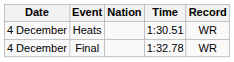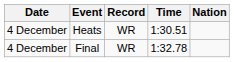columns swapped: (124, 13) <-> (208, 13)
